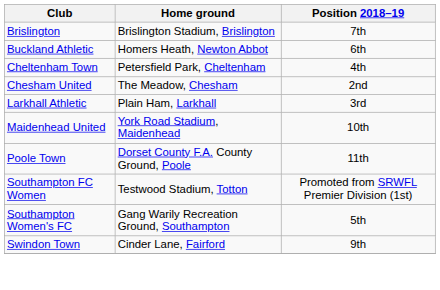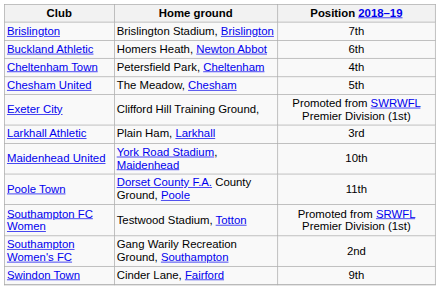(358, 85) 2nd -> (356, 85) 5th
+ row: (35, 109)
(358, 220) 5th -> (356, 251) 2nd
